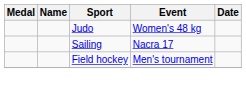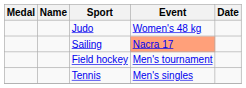(153, 44) no background -> (153, 44) lightsalmon background
+ row: (86, 76)
